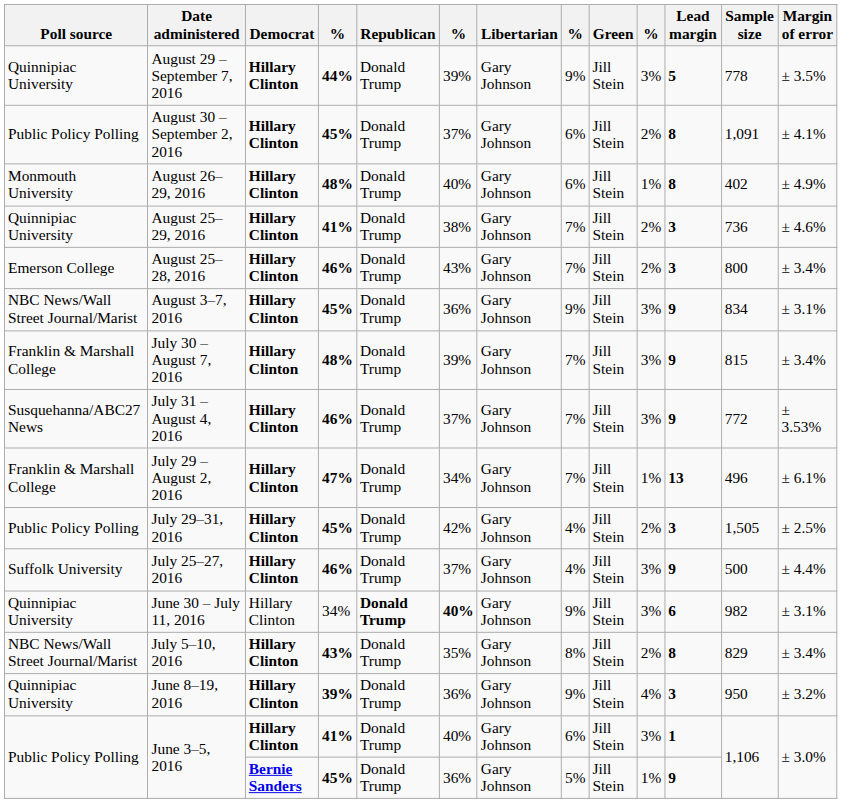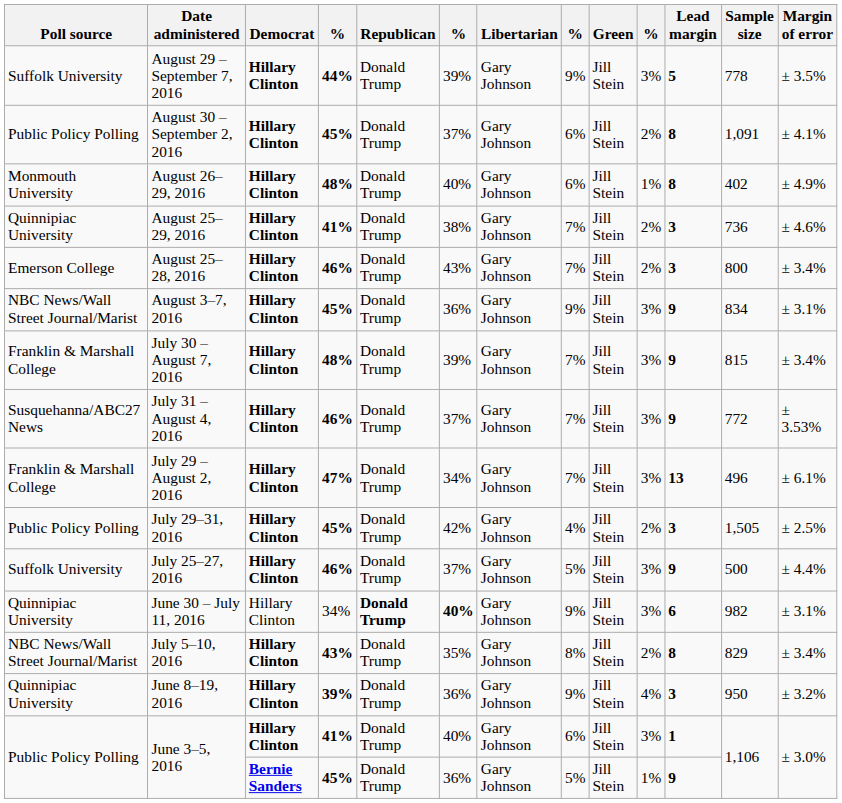(42, 75) Quinnipiac University -> (65, 75) Suffolk University
(651, 477) 1% -> (651, 477) 3%
(575, 569) 4% -> (575, 569) 5%
